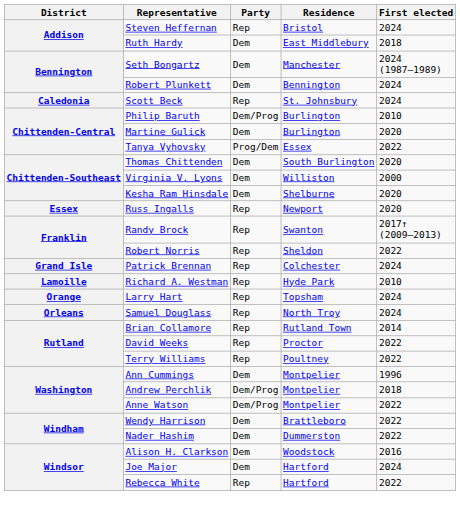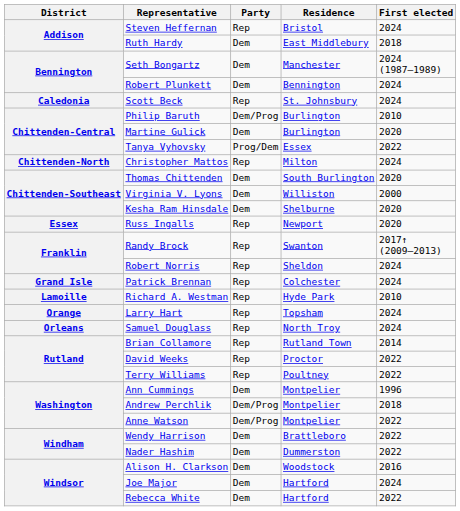+ row: (177, 162)
(390, 251) 2022 -> (390, 266) 2024
(241, 483) Rep -> (241, 498) Dem
